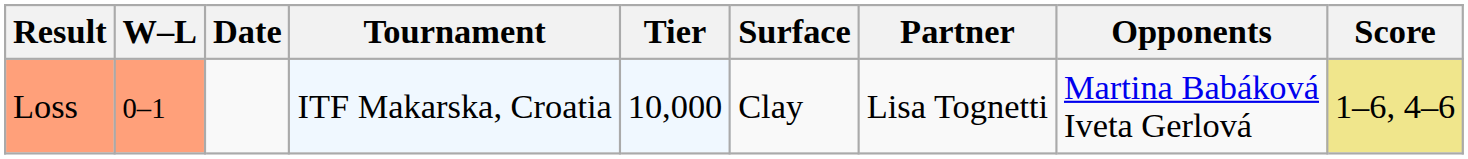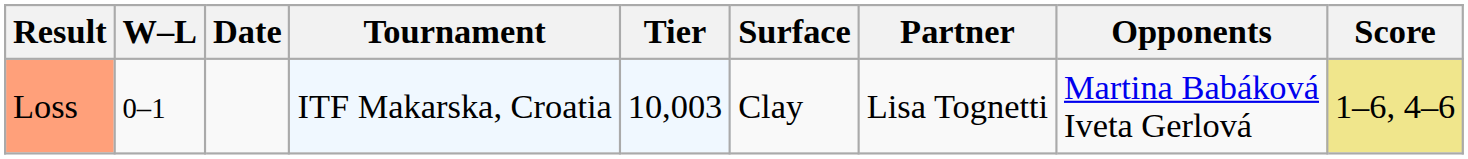(144, 107) lightsalmon background -> (144, 107) no background
(675, 105) 10,000 -> (675, 105) 10,003
